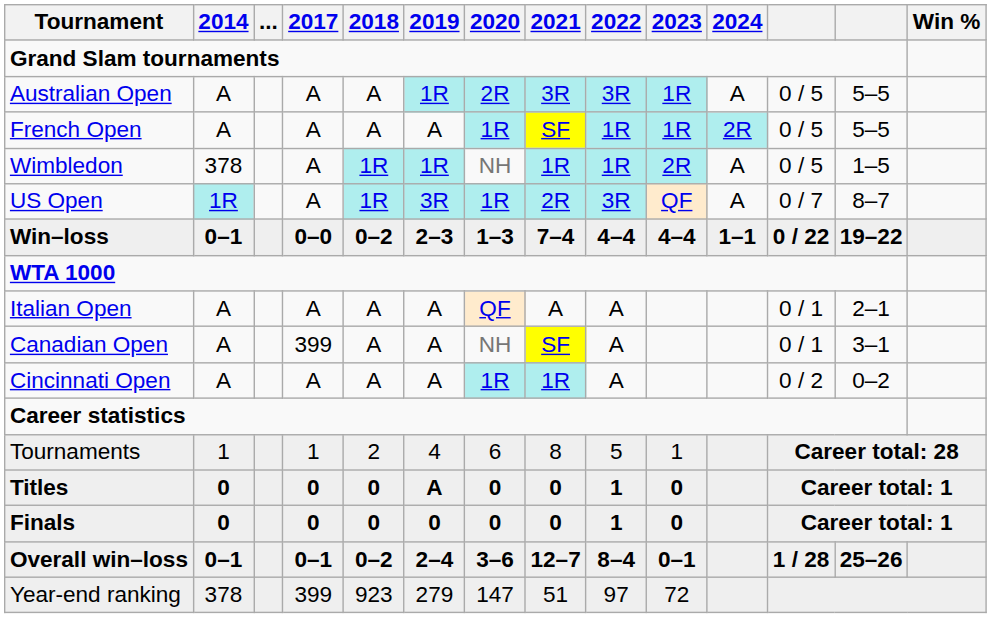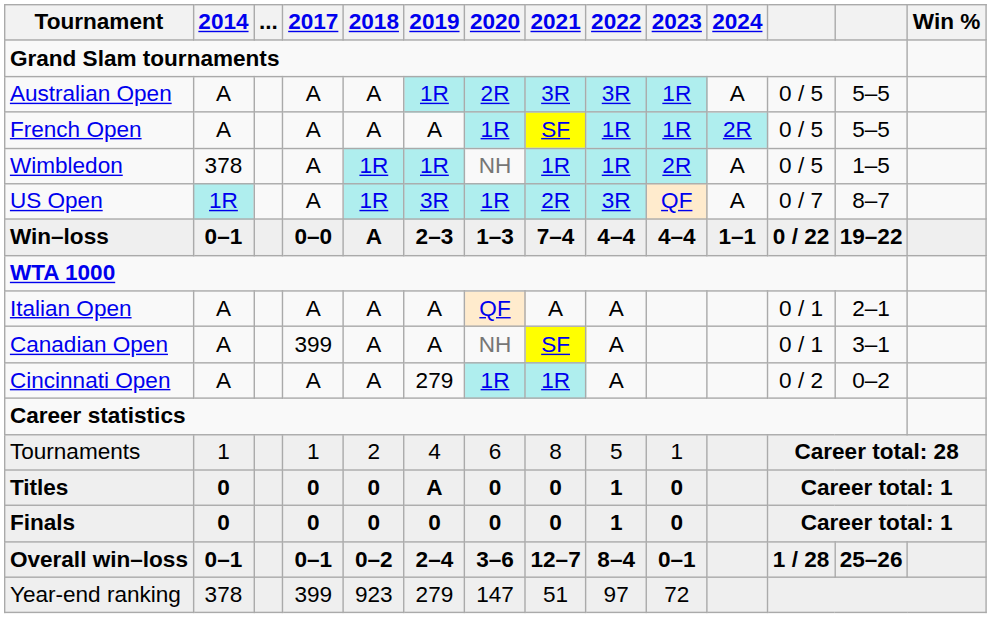(374, 237) 0–2 -> (374, 237) A
(434, 380) A -> (434, 380) 279
